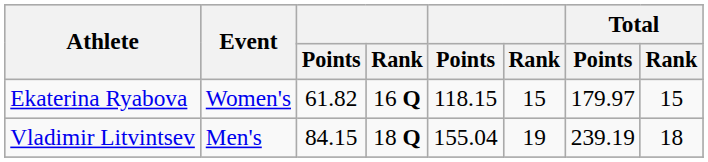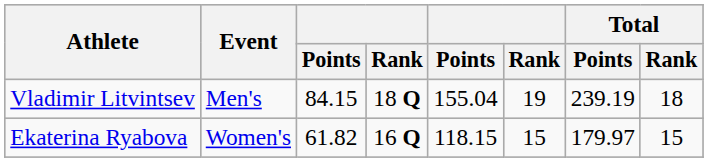rows swapped: (103, 137) <-> (99, 99)
